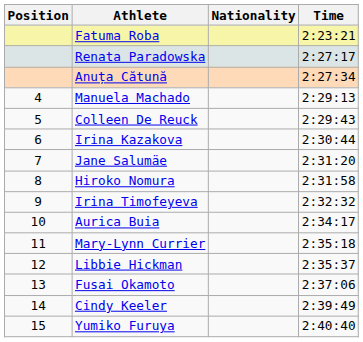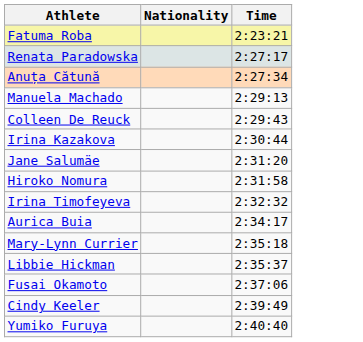- column: (38, 15)
